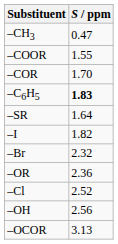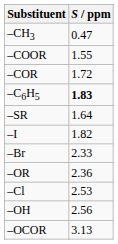(82, 74) 1.70 -> (82, 74) 1.72
(82, 153) 2.32 -> (82, 153) 2.33
(82, 191) 2.52 -> (82, 191) 2.53
